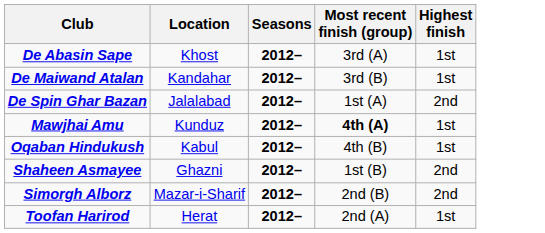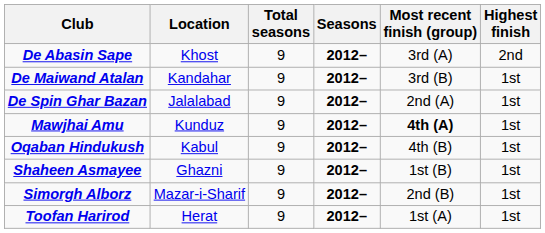+ column: (281, 24)
(446, 55) 1st -> (511, 55) 2nd
(365, 101) 1st (A) -> (430, 101) 2nd (A)
(446, 101) 2nd -> (511, 101) 1st
(446, 170) 2nd -> (511, 170) 1st
(446, 194) 2nd -> (511, 194) 1st
(365, 217) 2nd (A) -> (430, 217) 1st (A)
